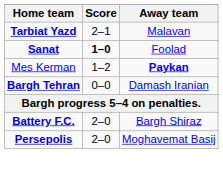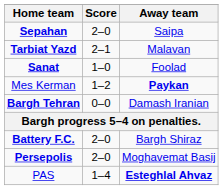+ row: (43, 31)
(101, 49) bold -> (101, 67) normal
+ row: (43, 175)
